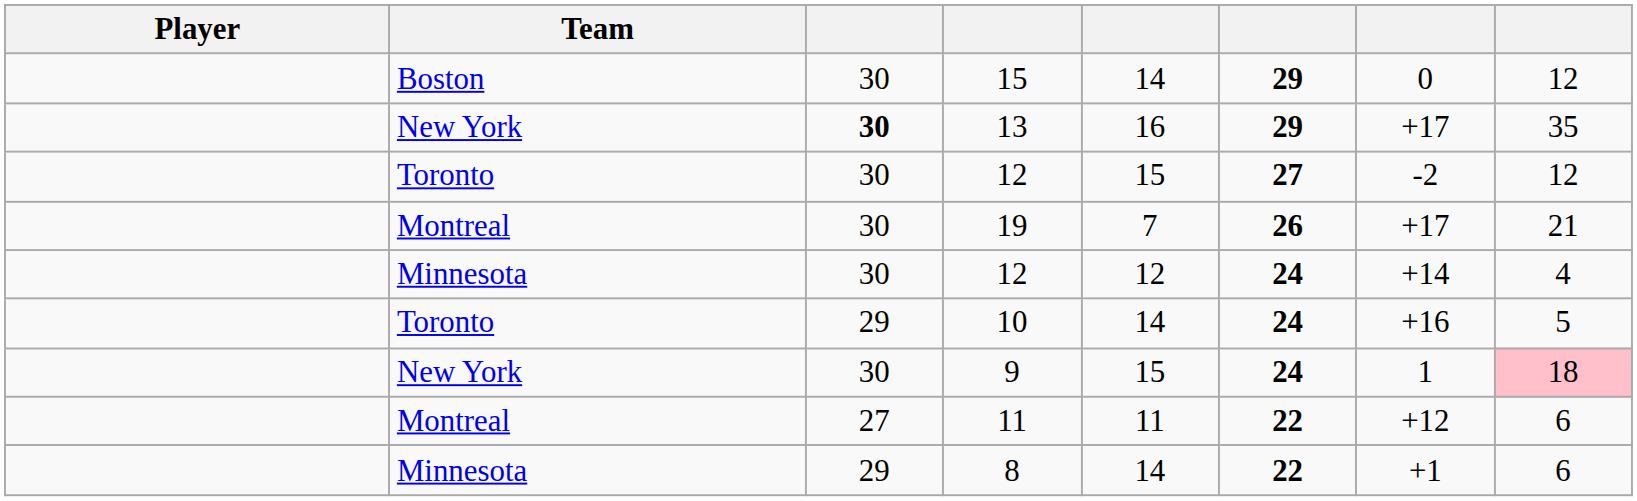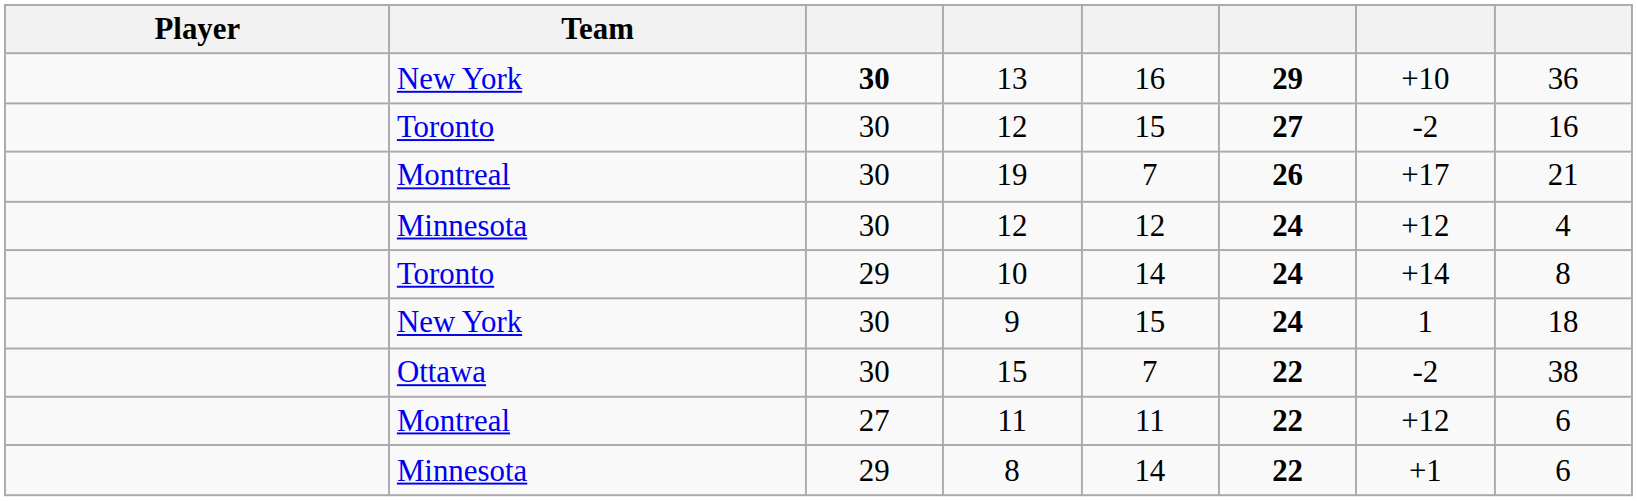- row: (441, 77)
(1425, 126) +17 -> (1425, 77) +10
(1563, 126) 35 -> (1563, 77) 36
(1563, 175) 12 -> (1563, 126) 16
(1425, 273) +14 -> (1425, 224) +12
(1425, 322) +16 -> (1425, 273) +14
(1563, 322) 5 -> (1563, 273) 8
(1563, 371) pink background -> (1563, 322) no background
+ row: (441, 371)
